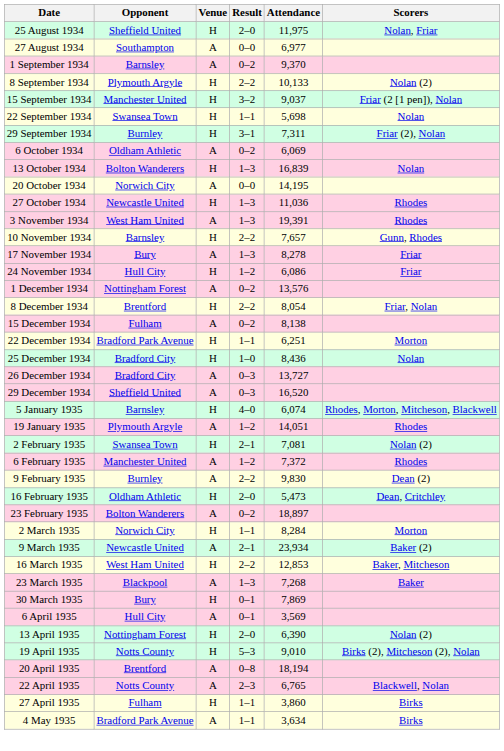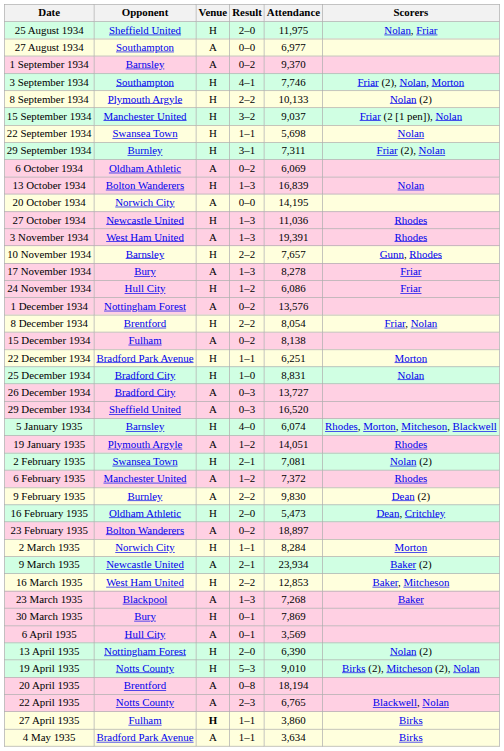+ row: (49, 82)
(293, 358) 8,436 -> (293, 375) 8,831
(213, 703) normal -> (213, 720) bold
